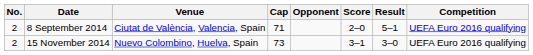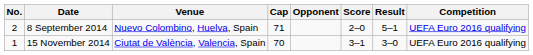(190, 27) Ciutat de València, Valencia, Spain -> (186, 27) Nuevo Colombino, Huelva, Spain
(14, 43) 2 -> (14, 43) 1
(186, 43) Nuevo Colombino, Huelva, Spain -> (190, 43) Ciutat de València, Valencia, Spain
(279, 43) 73 -> (279, 43) 70
